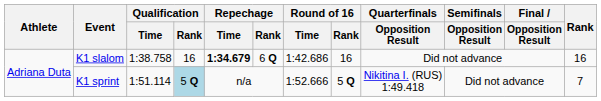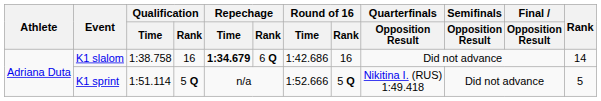(580, 58) 16 -> (580, 58) 14
(189, 82) lightblue background -> (189, 82) no background
(580, 82) 7 -> (580, 82) 5
